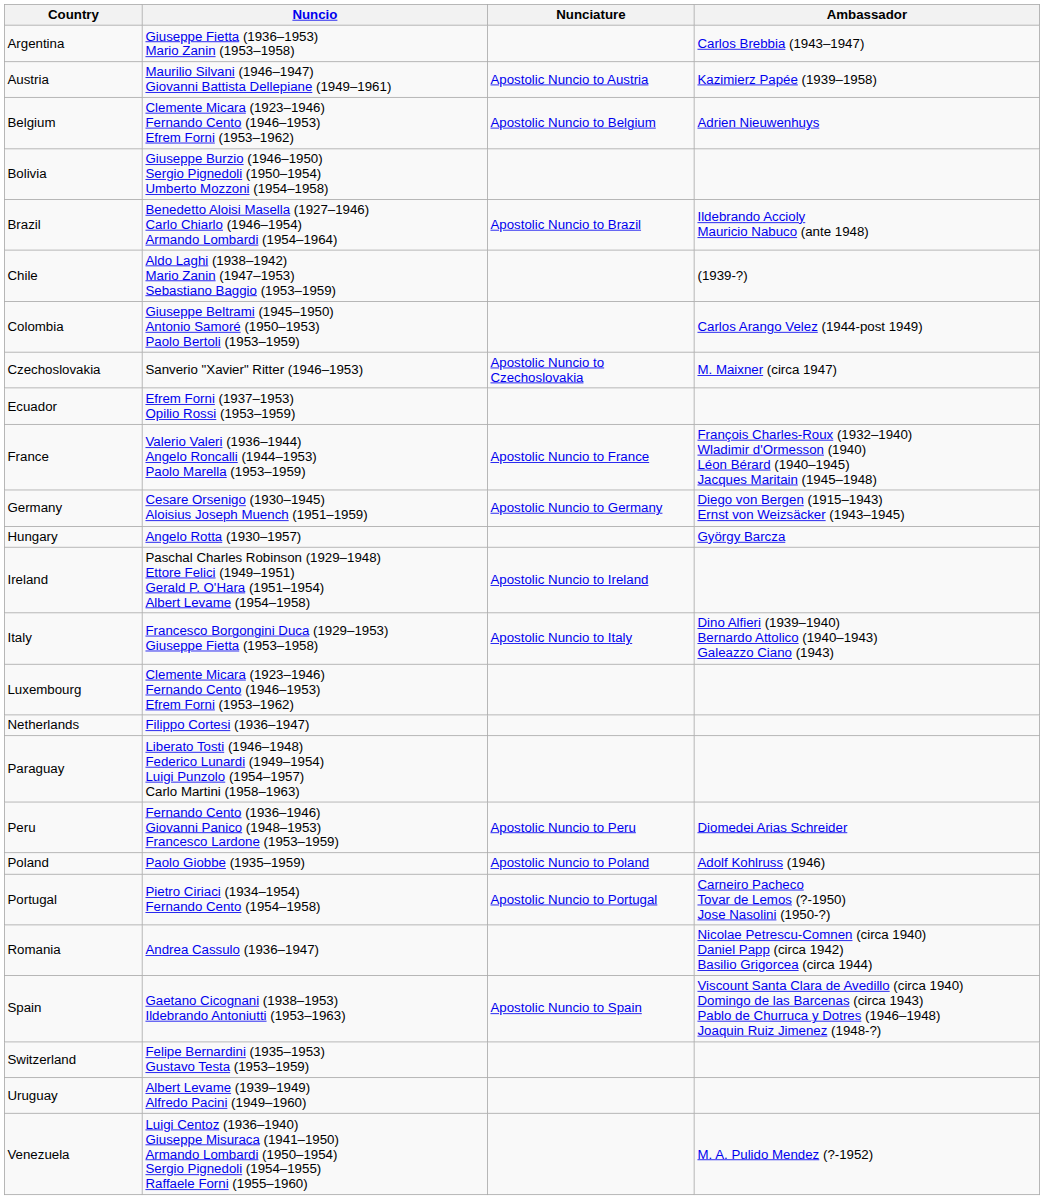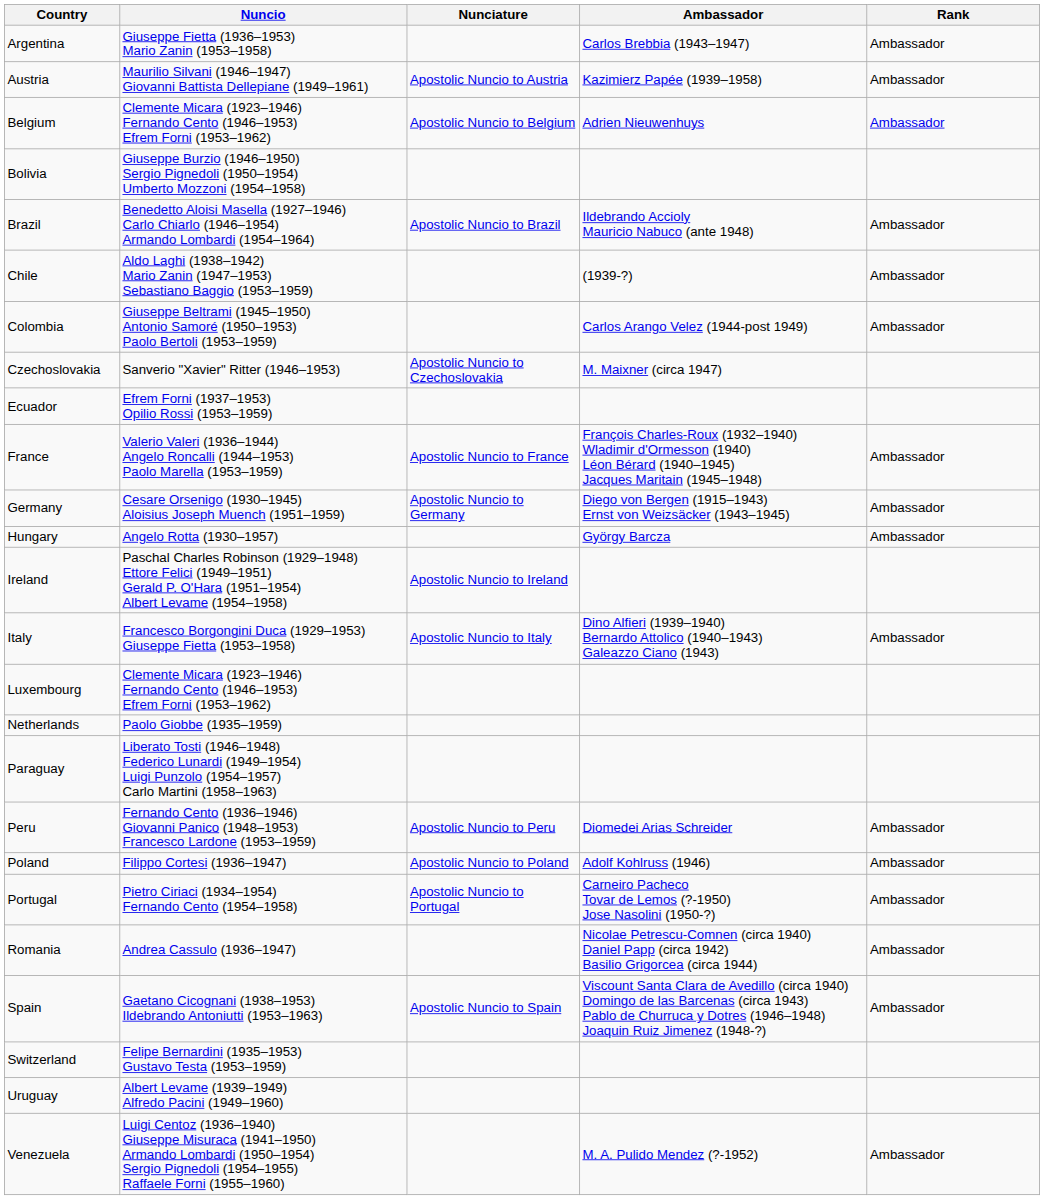+ column: (953, 15)
(227, 725) Filippo Cortesi (1936–1947) -> (202, 725) Paolo Giobbe (1935–1959)
(225, 863) Paolo Giobbe (1935–1959) -> (204, 863) Filippo Cortesi (1936–1947)
